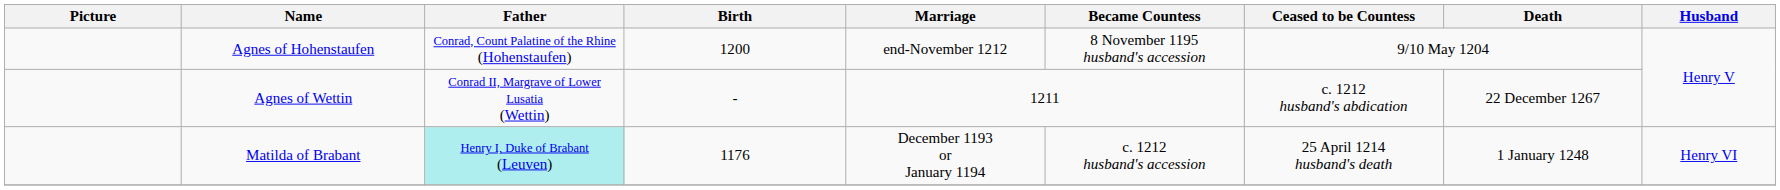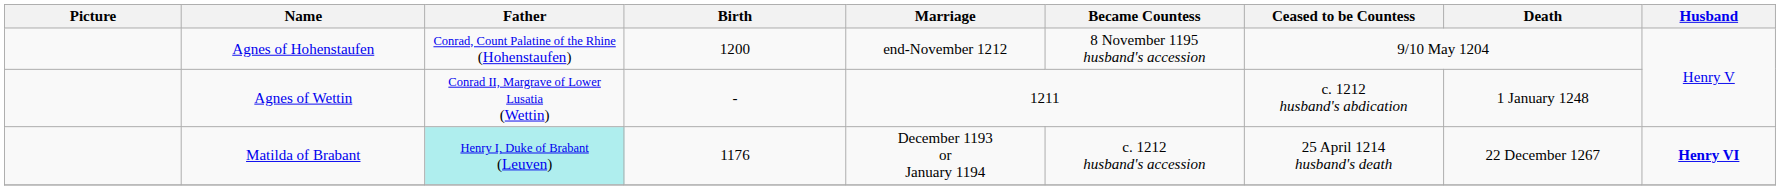(1543, 97) 22 December 1267 -> (1543, 97) 1 January 1248
(1543, 155) 1 January 1248 -> (1543, 155) 22 December 1267
(1709, 155) normal -> (1709, 155) bold
